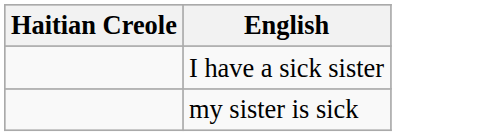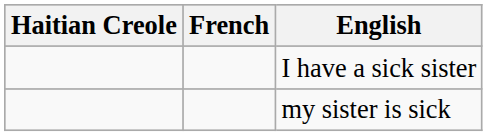+ column: (229, 25)
